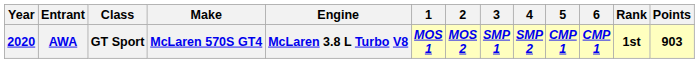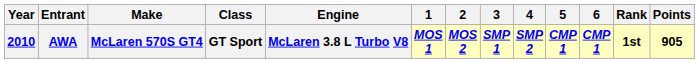columns swapped: (118, 15) <-> (206, 15)
(21, 41) 2020 -> (21, 41) 2010
(672, 41) 903 -> (672, 41) 905
